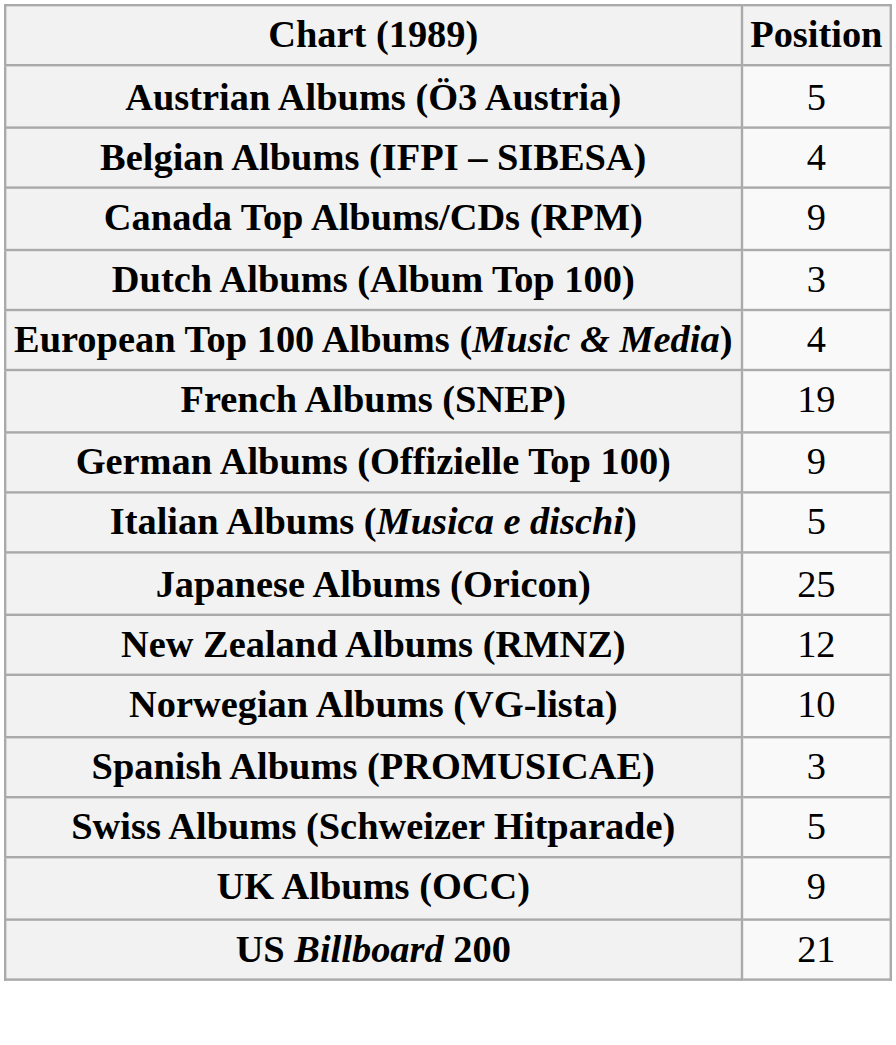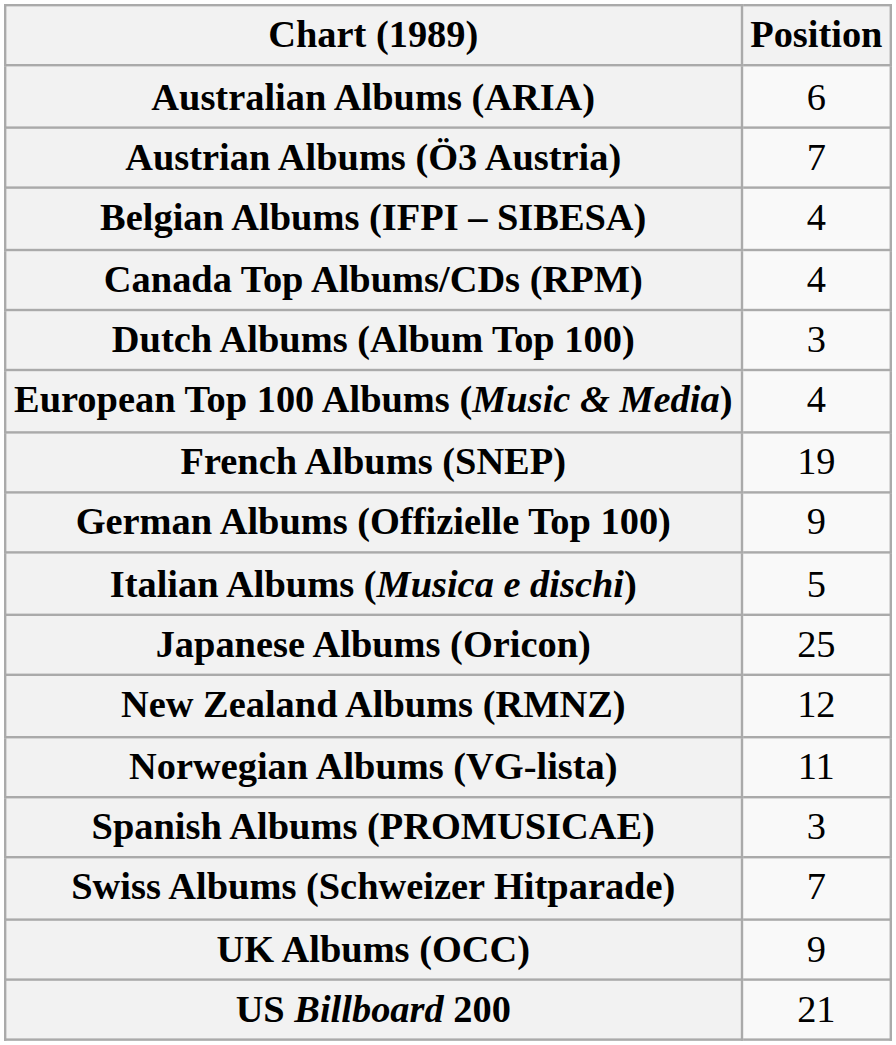+ row: (373, 95)
(816, 95) 5 -> (816, 156) 7
(816, 217) 9 -> (816, 278) 4
(816, 704) 10 -> (816, 765) 11
(816, 826) 5 -> (816, 887) 7
